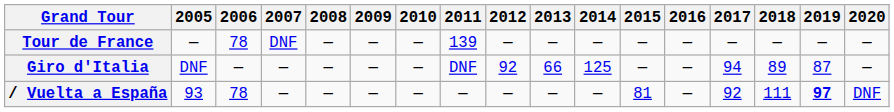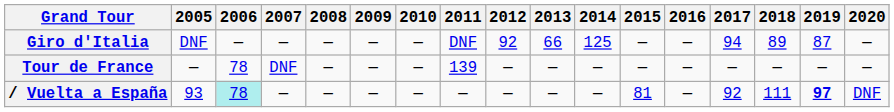rows swapped: (88, 68) <-> (88, 43)
(239, 94) no background -> (239, 94) paleturquoise background
